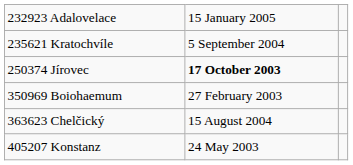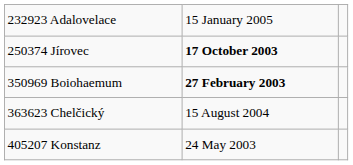- row: (60, 43)
(235, 95) normal -> (235, 82) bold
